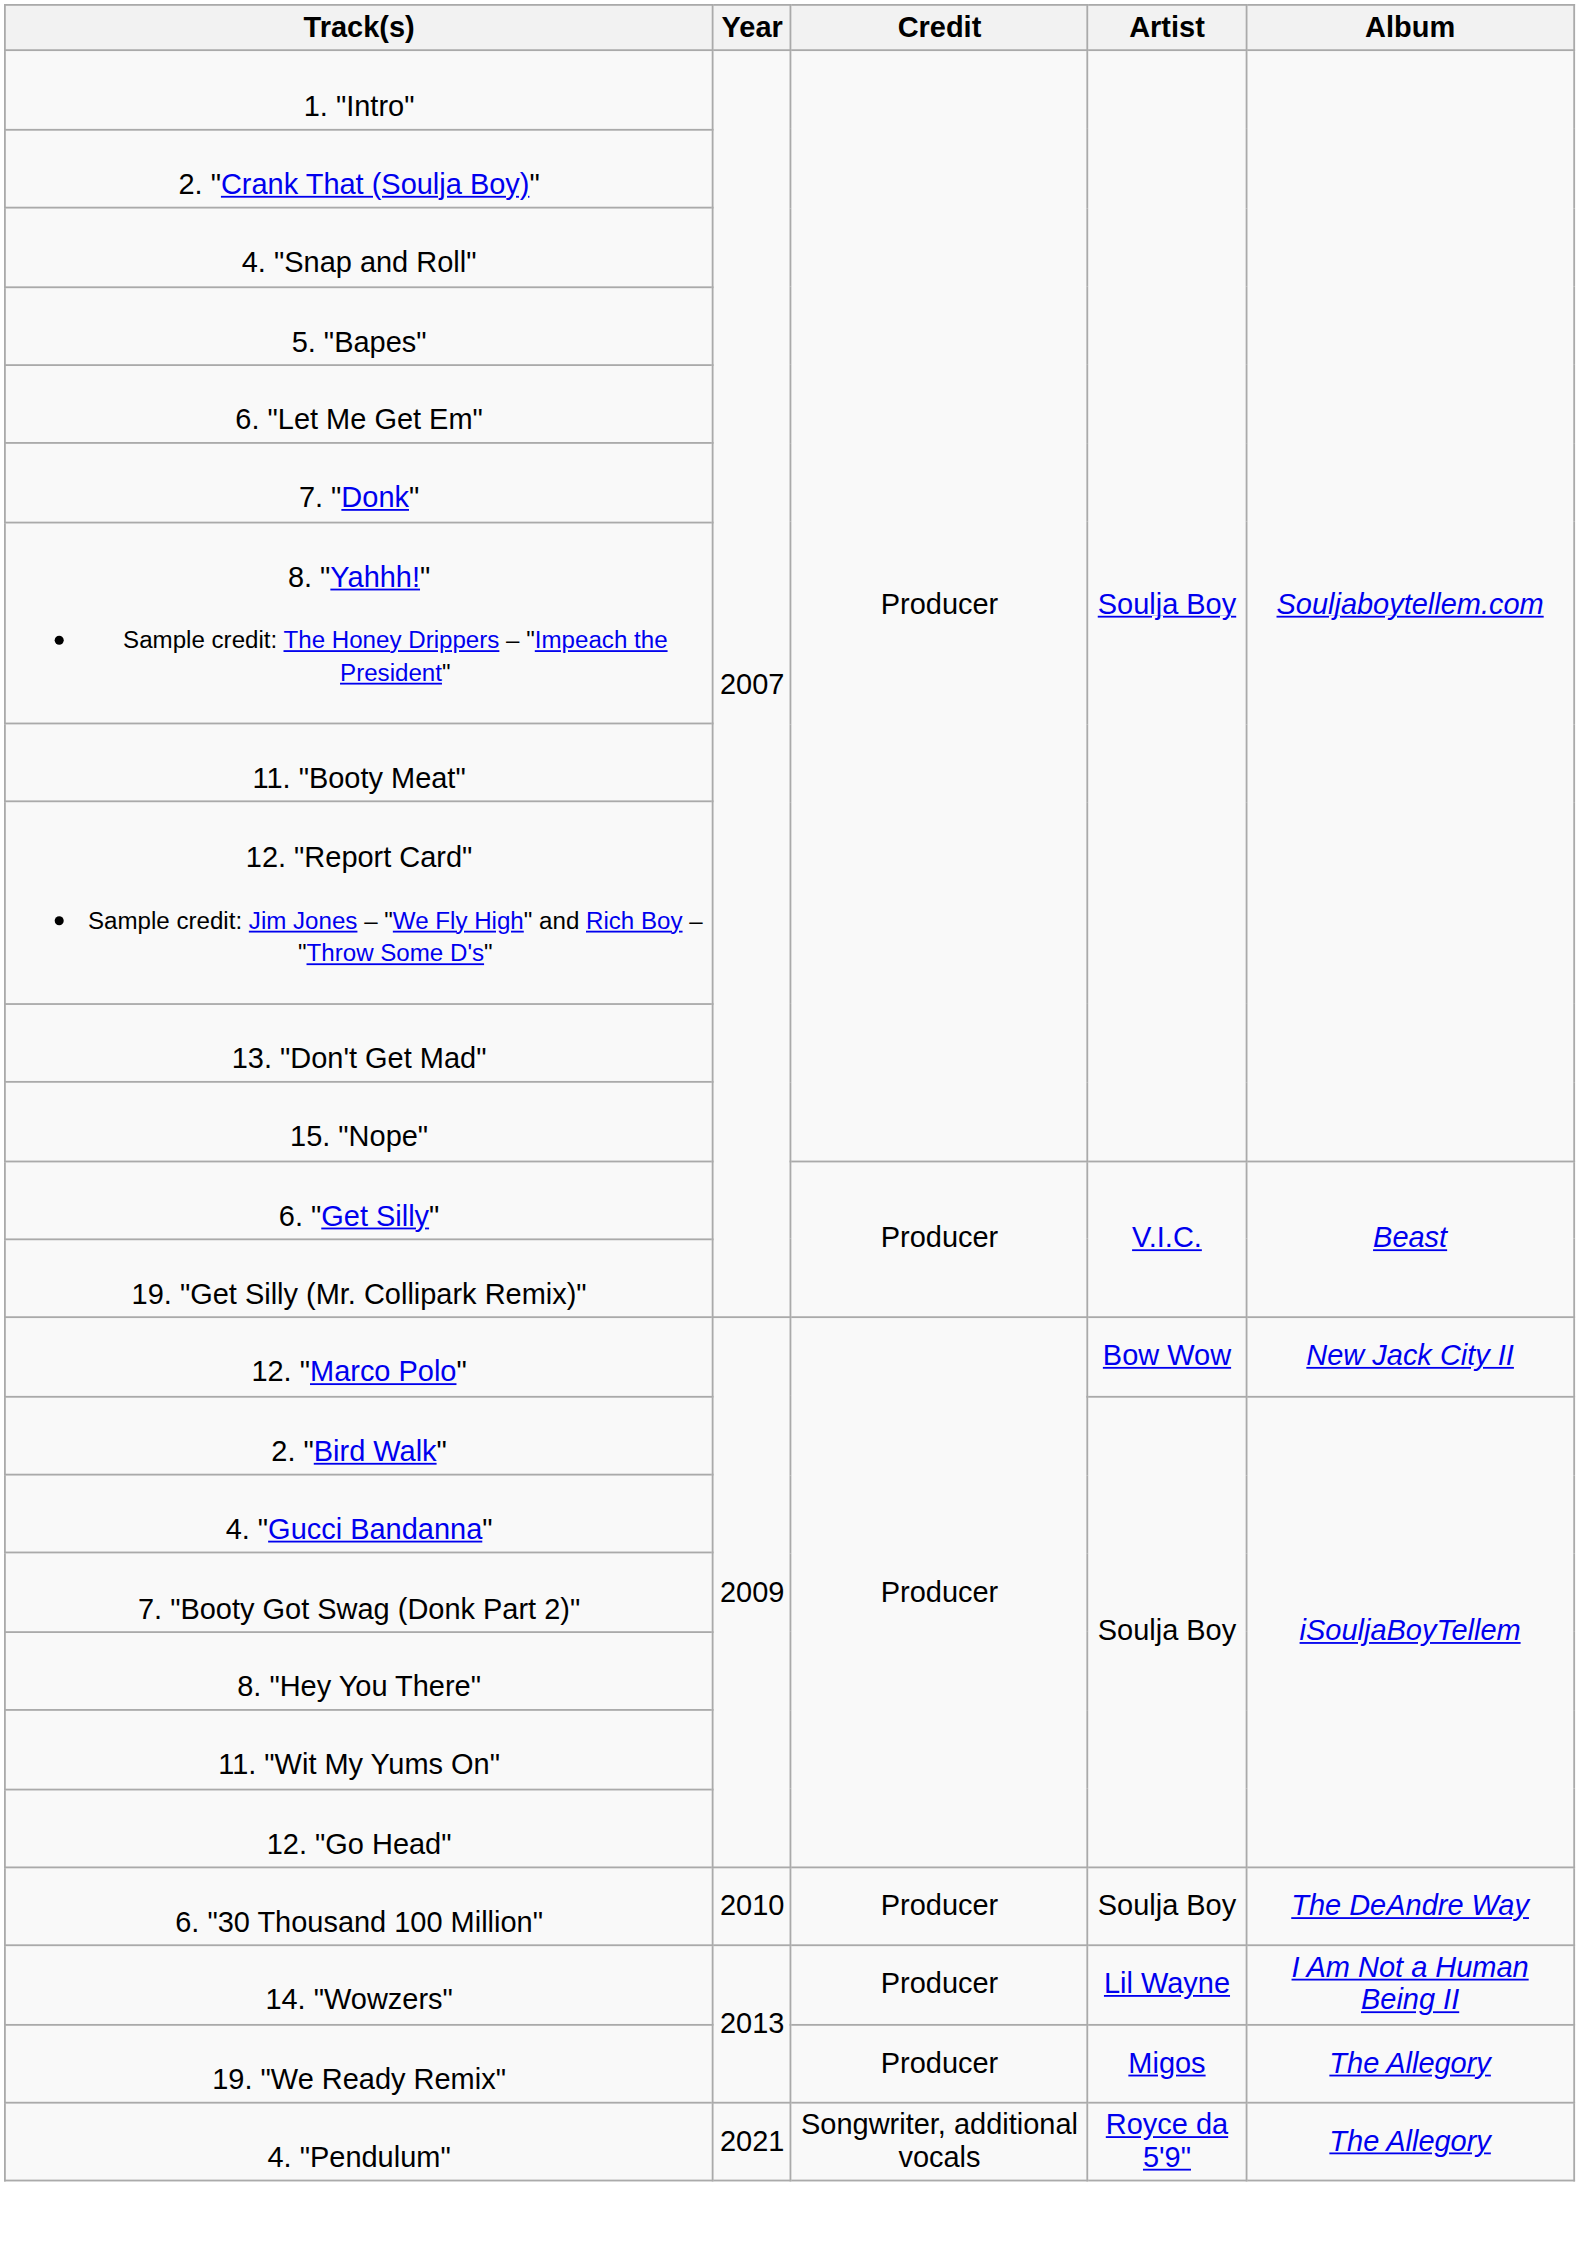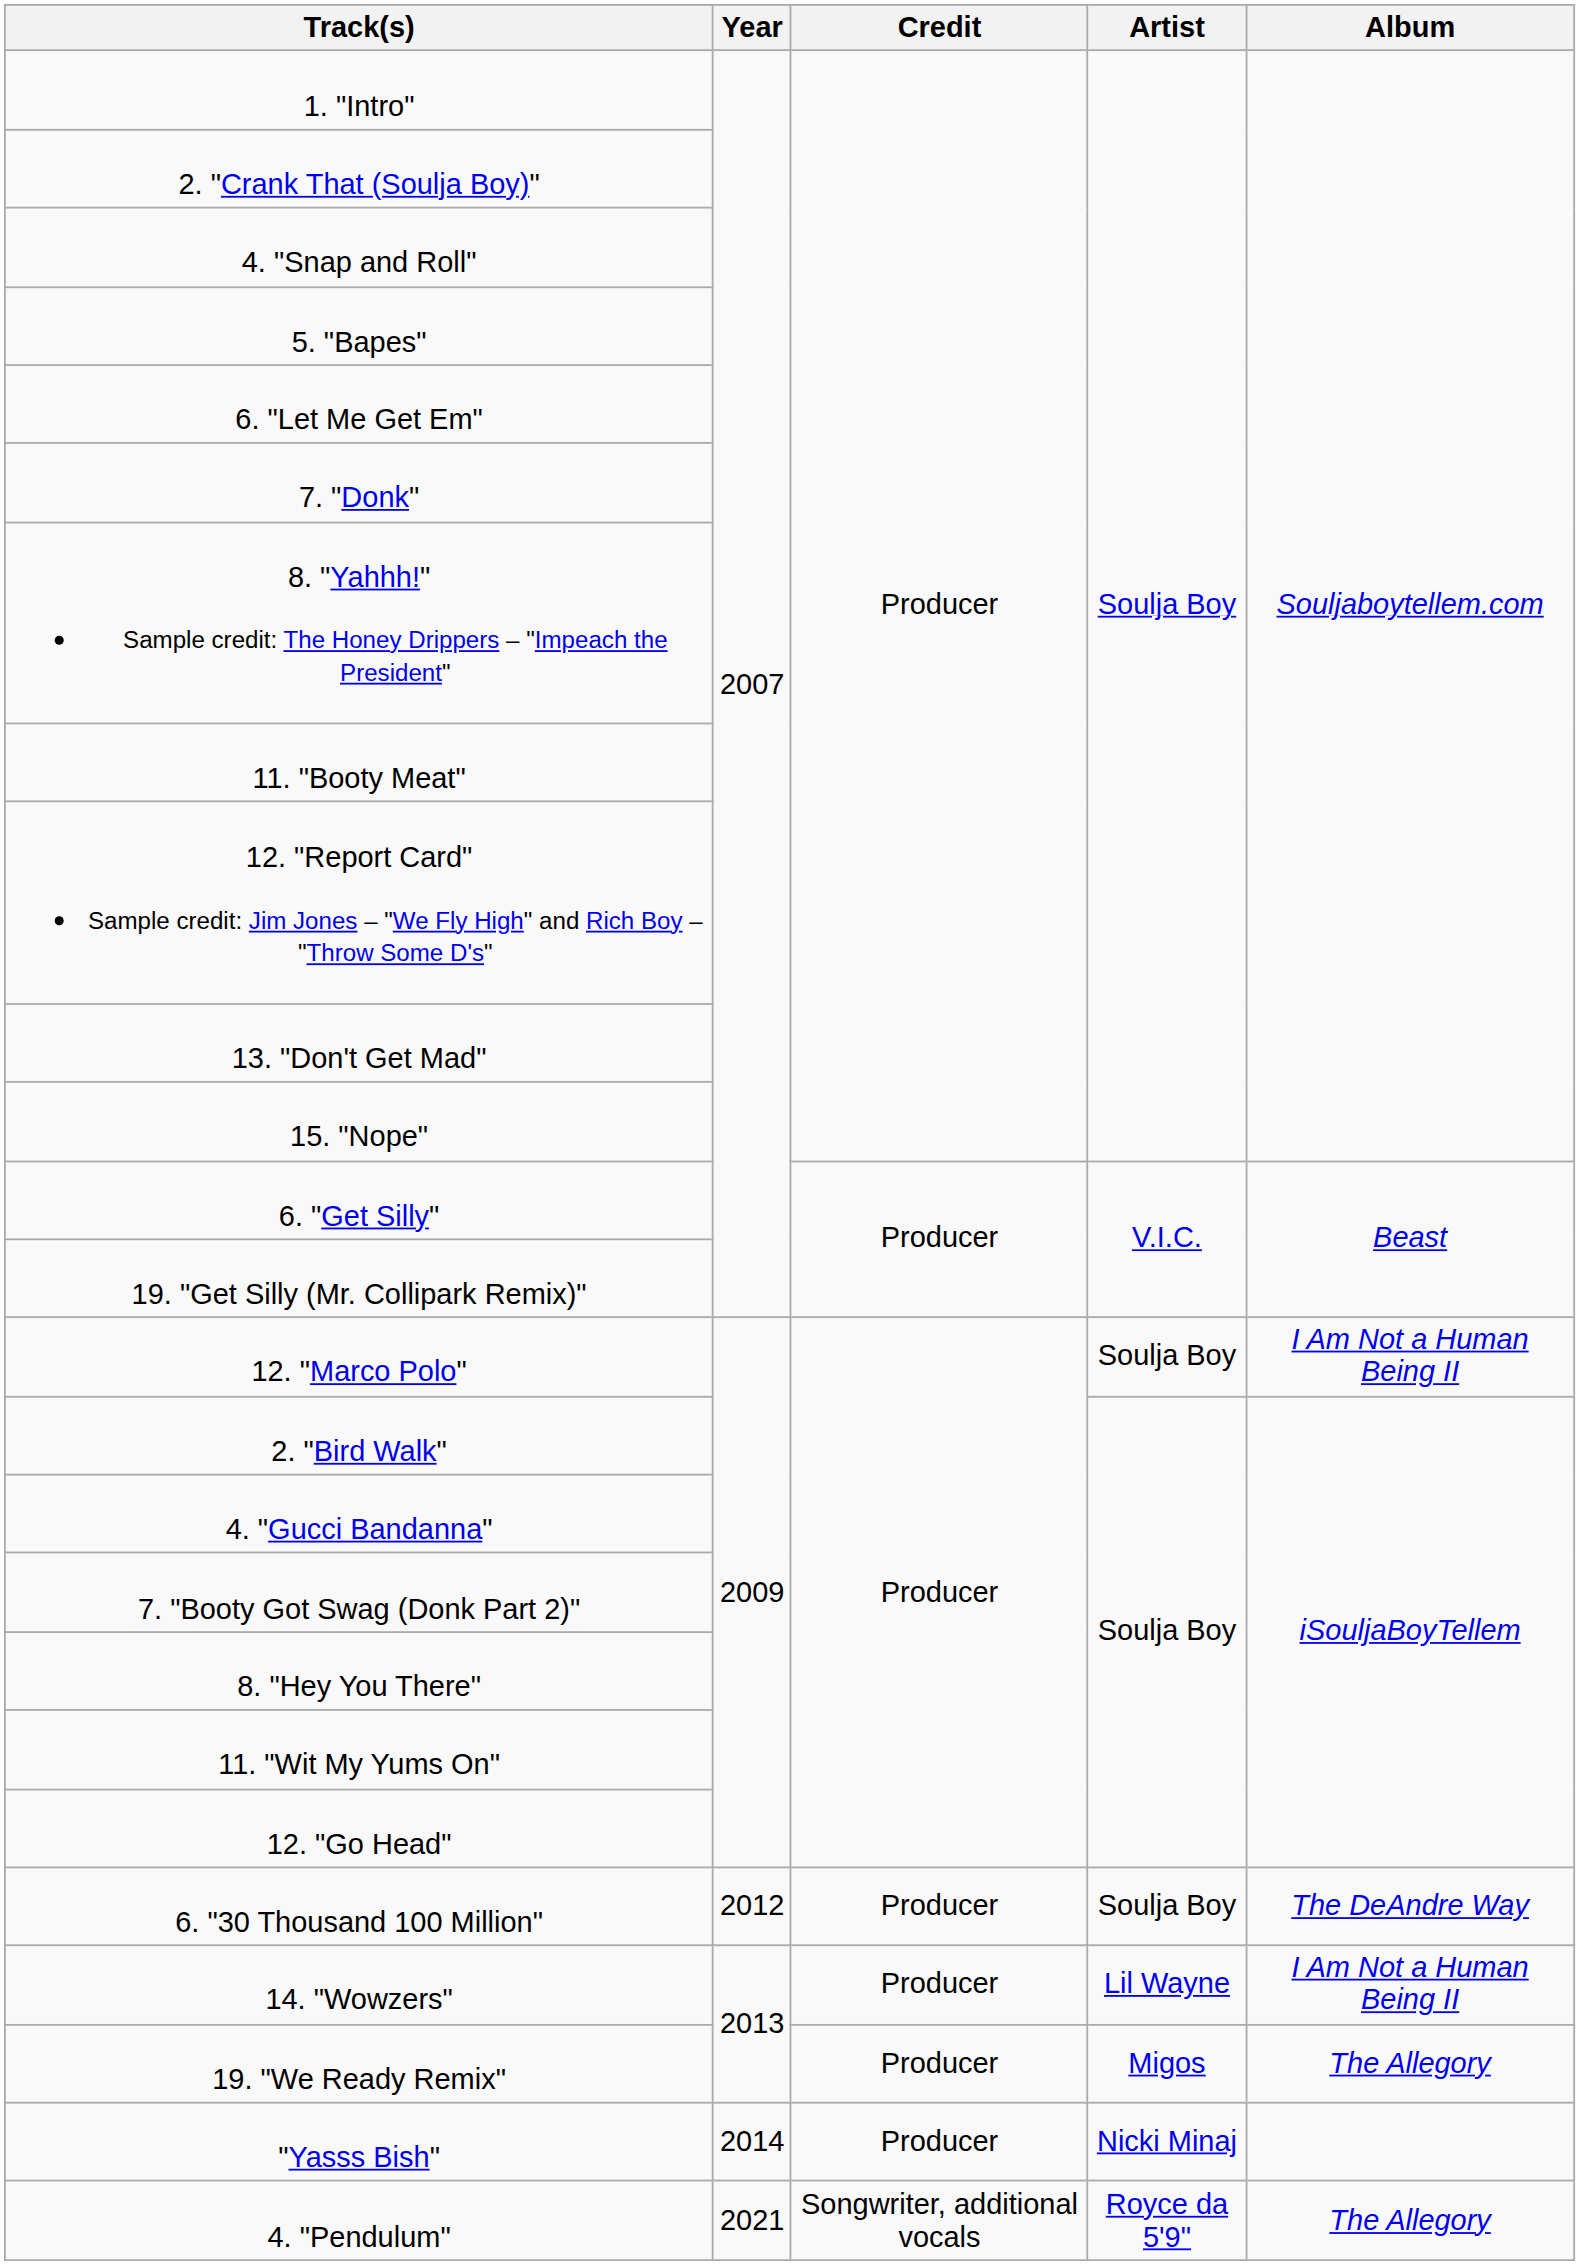(1167, 1356) Bow Wow -> (1167, 1356) Soulja Boy
(1410, 1356) New Jack City II -> (1410, 1356) I Am Not a Human Being II
(752, 1906) 2010 -> (752, 1906) 2012
+ row: (359, 2157)
